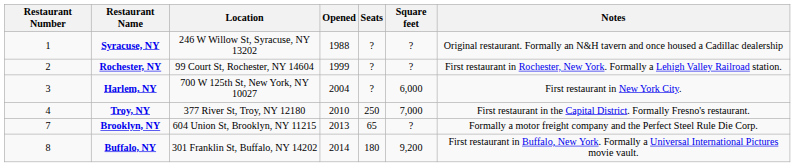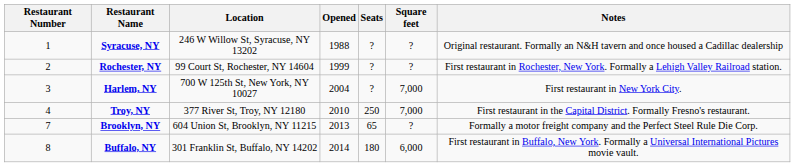(411, 88) 6,000 -> (411, 88) 7,000
(411, 148) 9,200 -> (411, 148) 6,000
